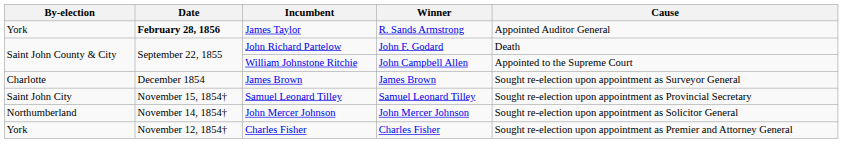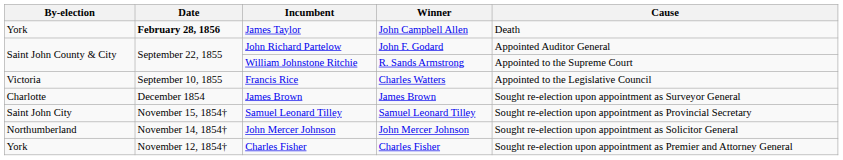(421, 29) R. Sands Armstrong -> (423, 29) John Campbell Allen
(553, 29) Appointed Auditor General -> (507, 29) Death
(507, 46) Death -> (553, 46) Appointed Auditor General
(423, 63) John Campbell Allen -> (421, 63) R. Sands Armstrong
+ row: (272, 79)
